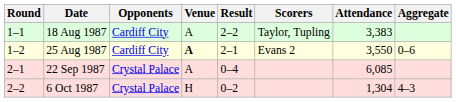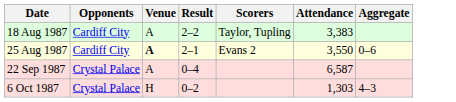- column: (24, 13)
(379, 69) 6,085 -> (340, 69) 6,587
(379, 87) 1,304 -> (340, 87) 1,303
